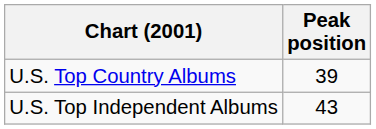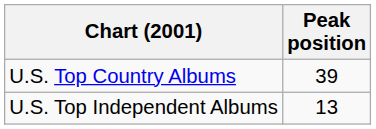(327, 107) 43 -> (327, 107) 13
